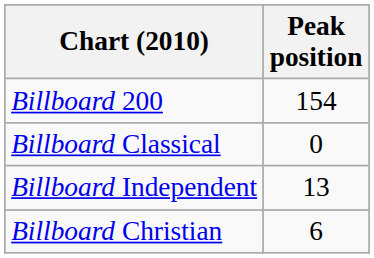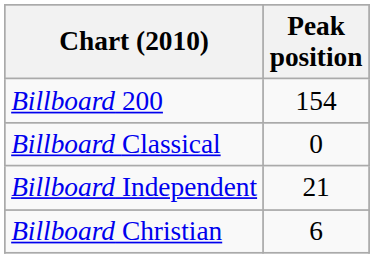(316, 187) 13 -> (316, 187) 21
